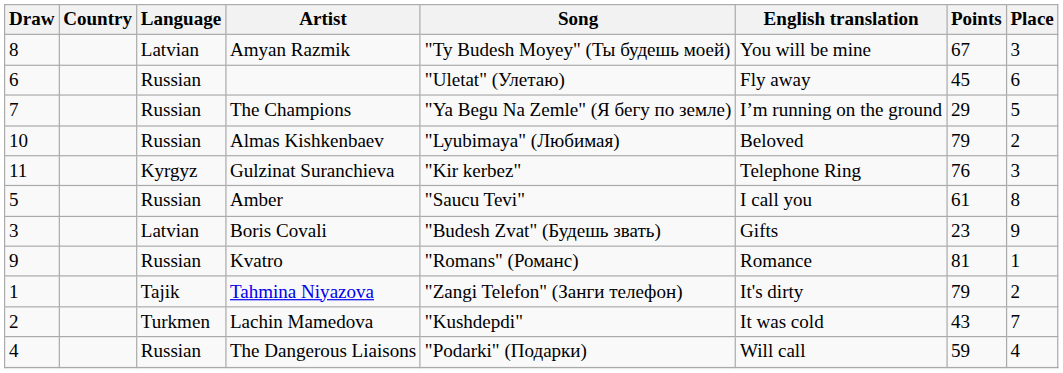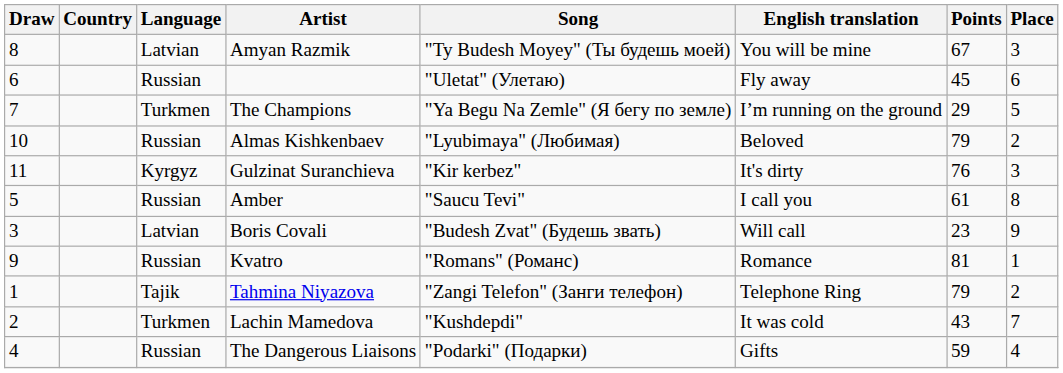(171, 110) Russian -> (175, 110) Turkmen
(801, 170) Telephone Ring -> (772, 170) It's dirty
(759, 230) Gifts -> (773, 230) Will call
(772, 291) It's dirty -> (801, 291) Telephone Ring
(773, 351) Will call -> (759, 351) Gifts
